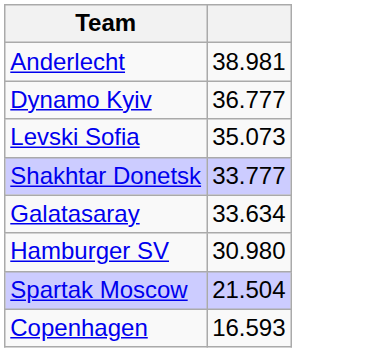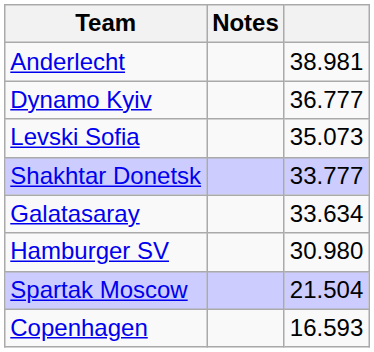+ column: (245, 23)
